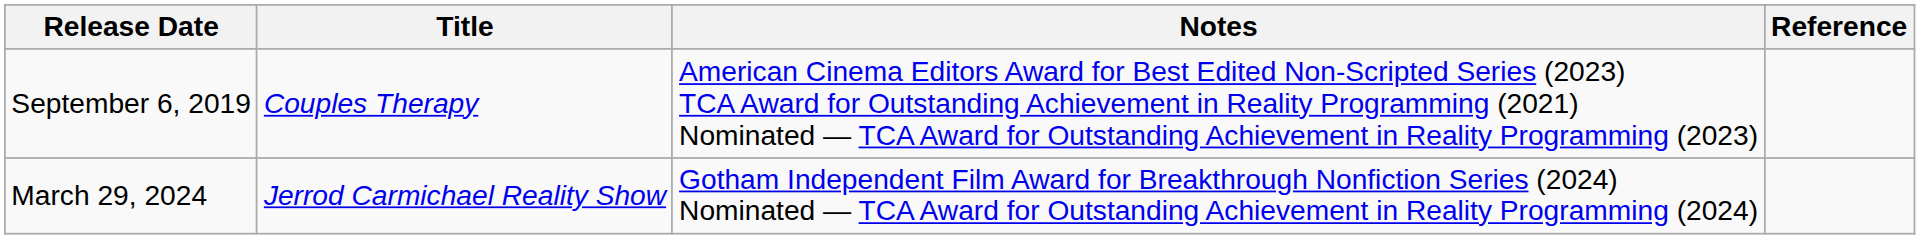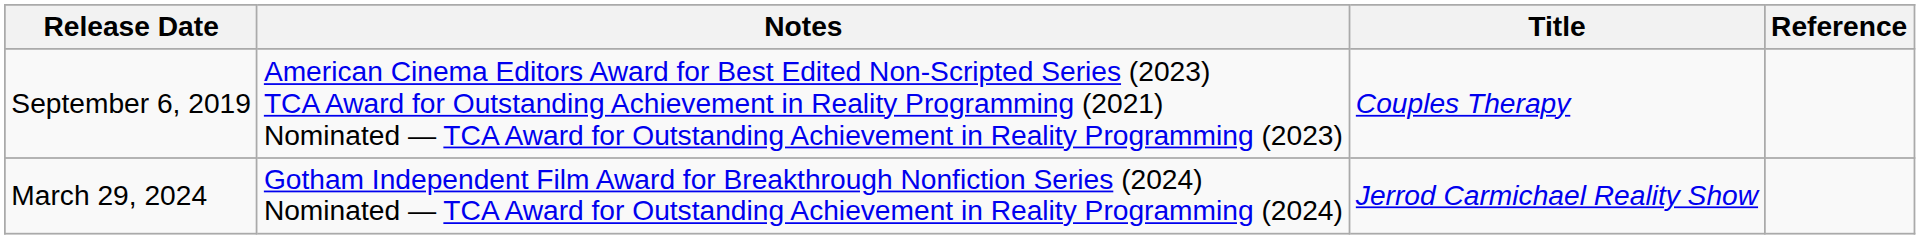columns swapped: (465, 26) <-> (1219, 26)
